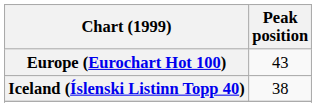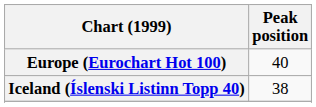(280, 62) 43 -> (280, 62) 40
